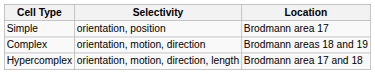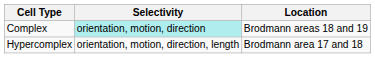- row: (22, 28)
(141, 45) no background -> (141, 28) paleturquoise background
